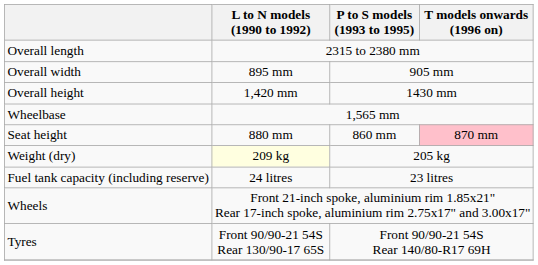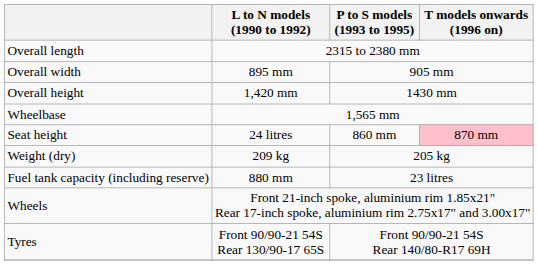(271, 135) 880 mm -> (271, 135) 24 litres
(271, 156) lightyellow background -> (271, 156) no background
(271, 177) 24 litres -> (271, 177) 880 mm
